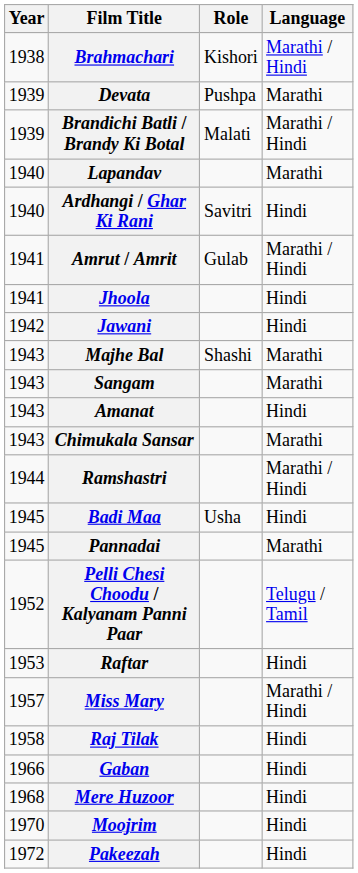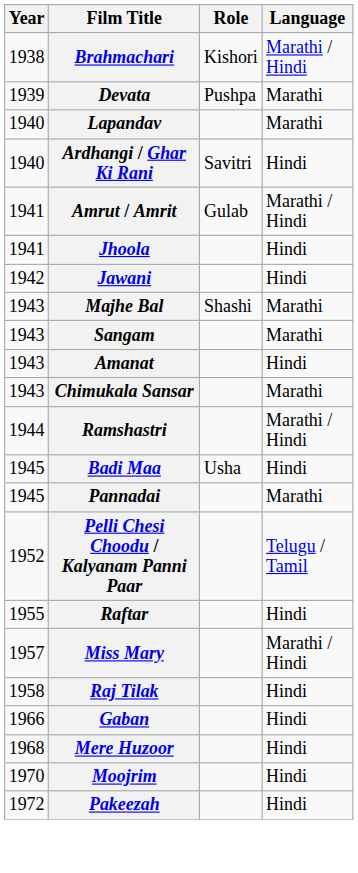- row: (124, 134)
(27, 663) 1953 -> (27, 614) 1955
